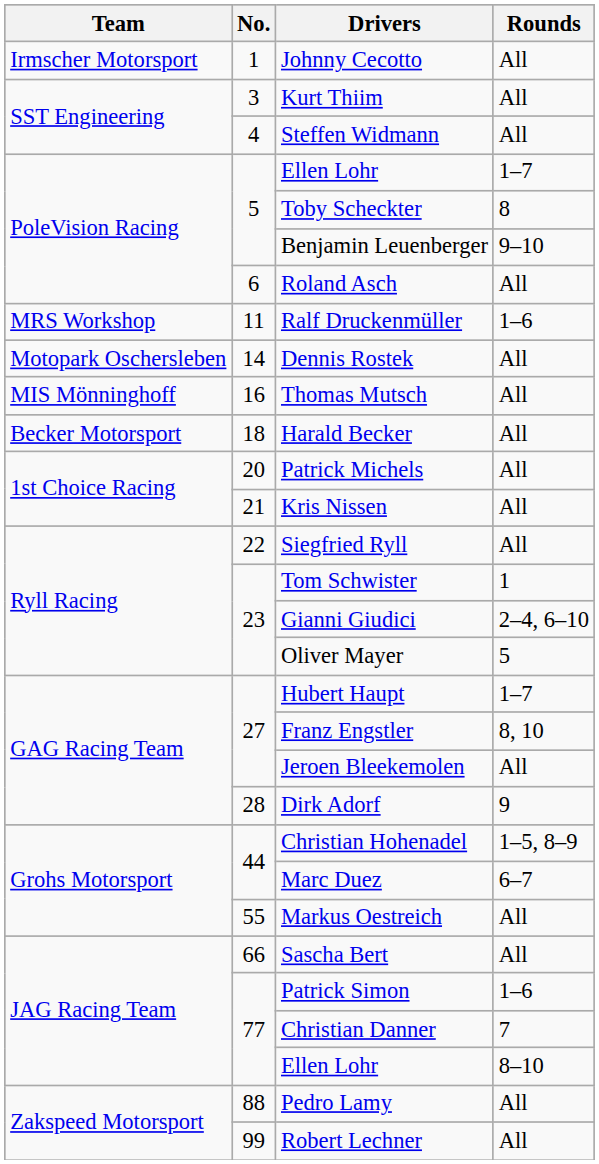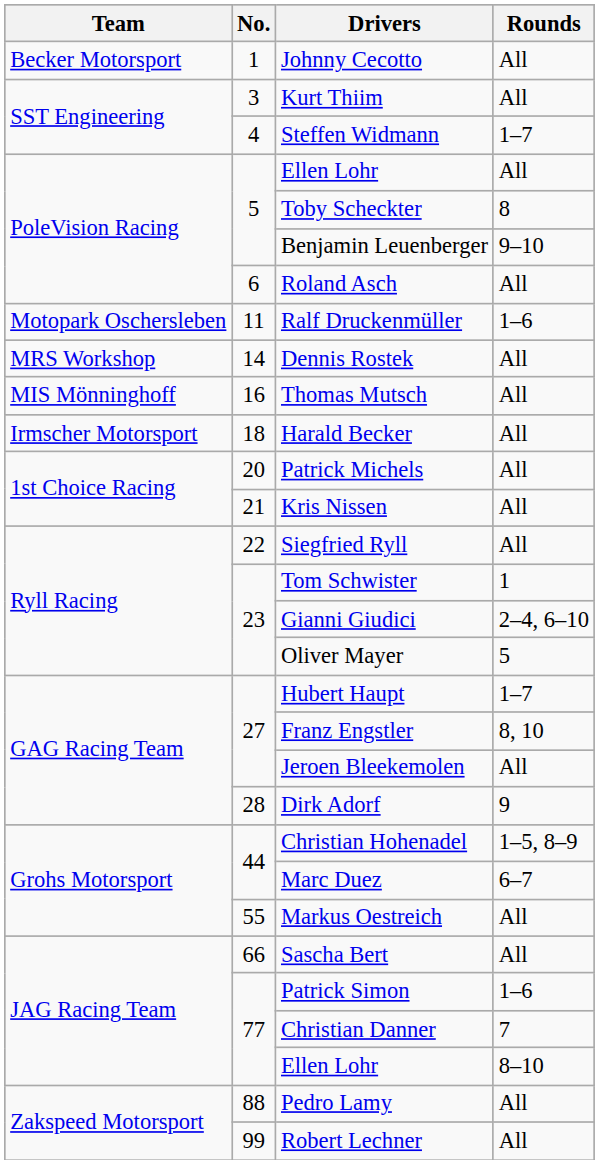(104, 59) Irmscher Motorsport -> (96, 59) Becker Motorsport
(513, 134) All -> (516, 134) 1–7
(516, 171) 1–7 -> (513, 171) All
(83, 320) MRS Workshop -> (118, 320) Motopark Oschersleben
(118, 357) Motopark Oschersleben -> (83, 357) MRS Workshop
(96, 432) Becker Motorsport -> (104, 432) Irmscher Motorsport
